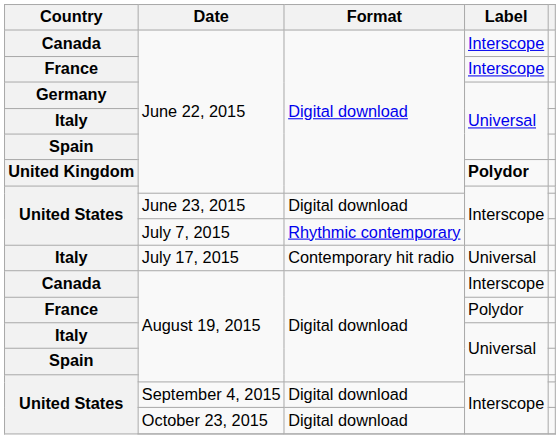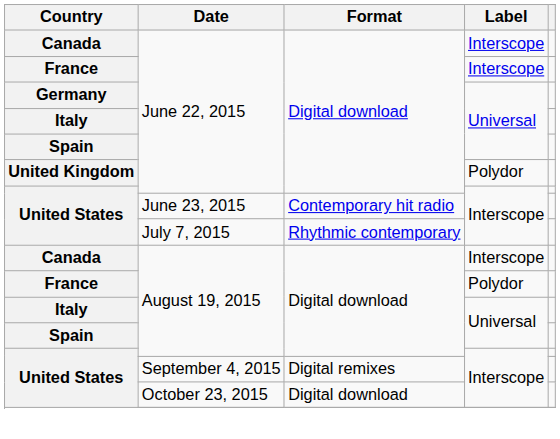(498, 172) bold -> (496, 172) normal
(348, 206) Digital download -> (371, 206) Contemporary hit radio
- row: (71, 257)
(348, 394) Digital download -> (342, 368) Digital remixes
